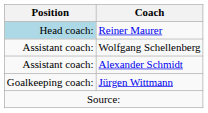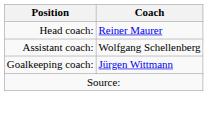(67, 30) lightblue background -> (67, 30) no background
- row: (141, 64)
